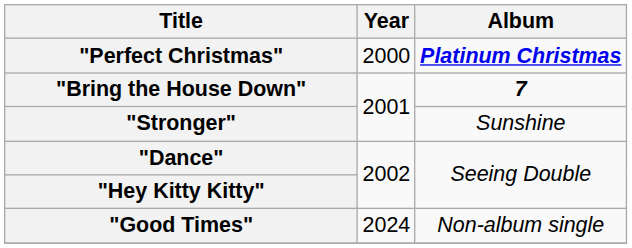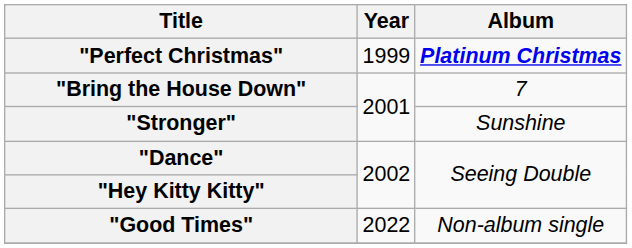(386, 55) 2000 -> (386, 55) 1999
(521, 89) bold -> (521, 89) normal
(386, 225) 2024 -> (386, 225) 2022
